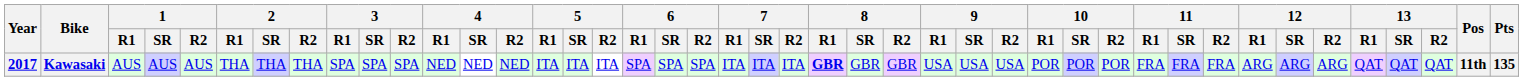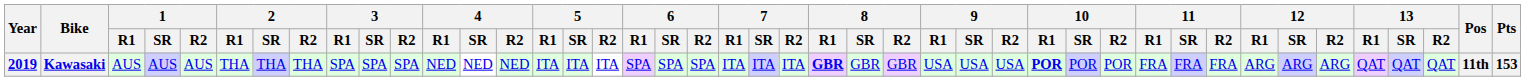(22, 64) 2017 -> (22, 64) 2019
(1046, 64) normal -> (1047, 64) bold
(1504, 64) 135 -> (1507, 64) 153
